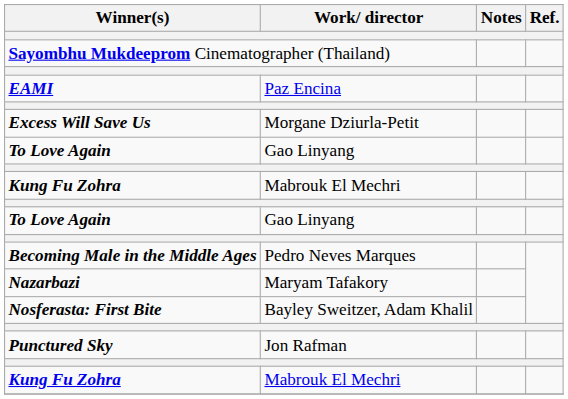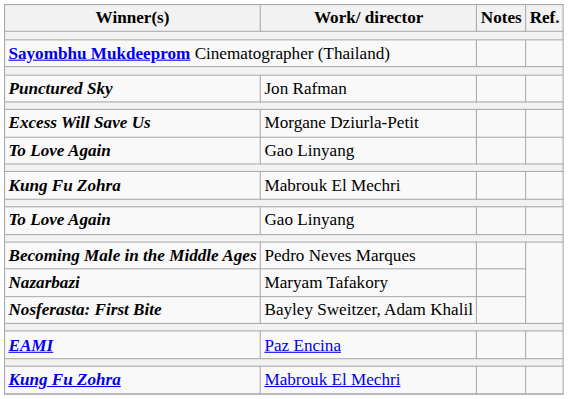rows swapped: (31, 88) <-> (61, 344)
